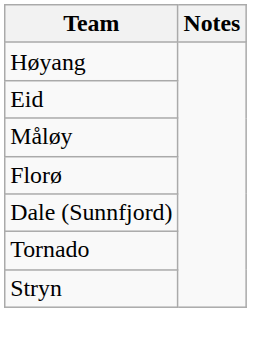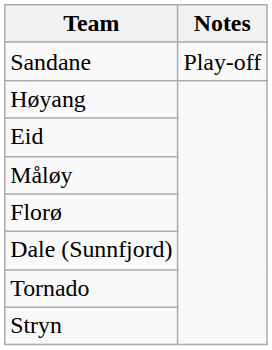+ row: (51, 61)
